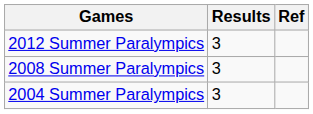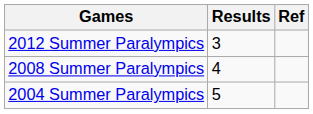(216, 69) 3 -> (216, 69) 4
(216, 95) 3 -> (216, 95) 5
